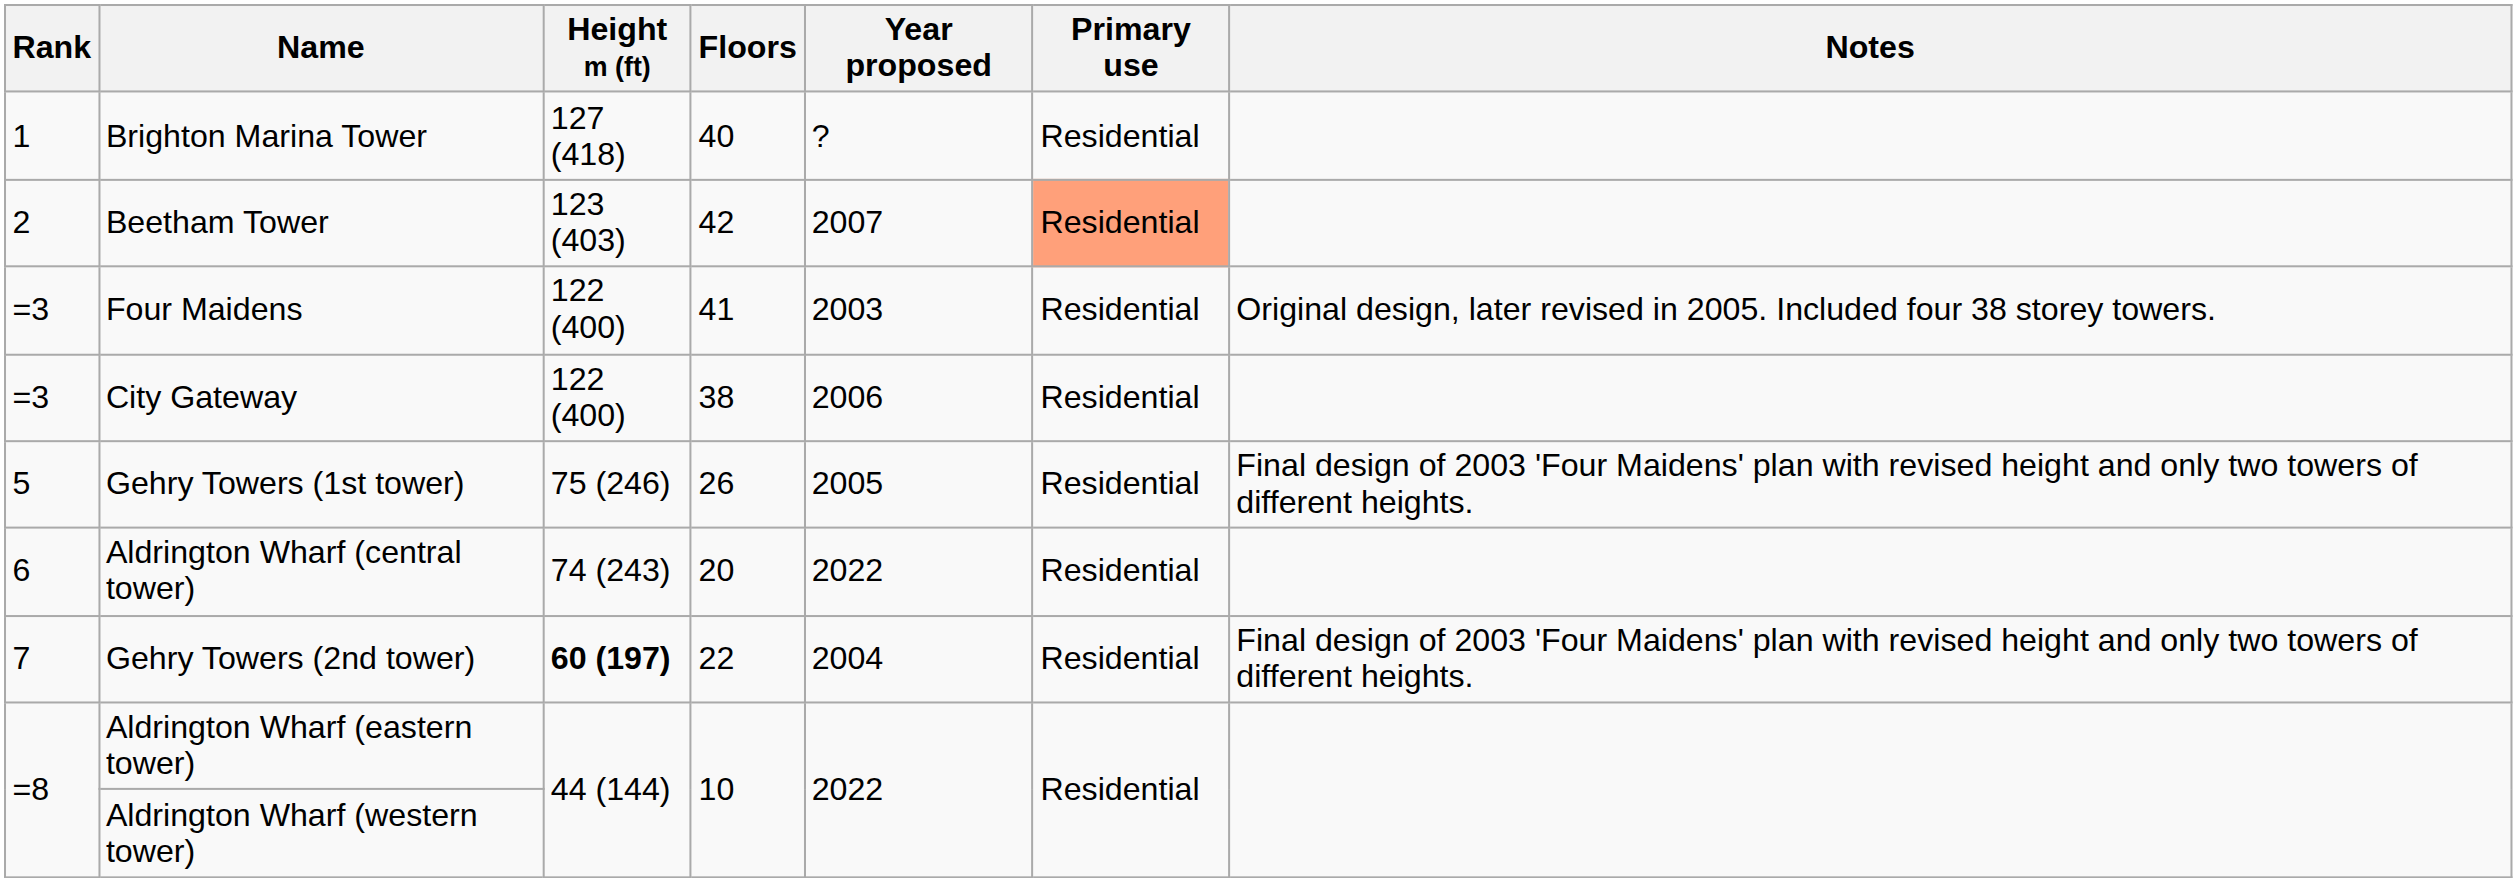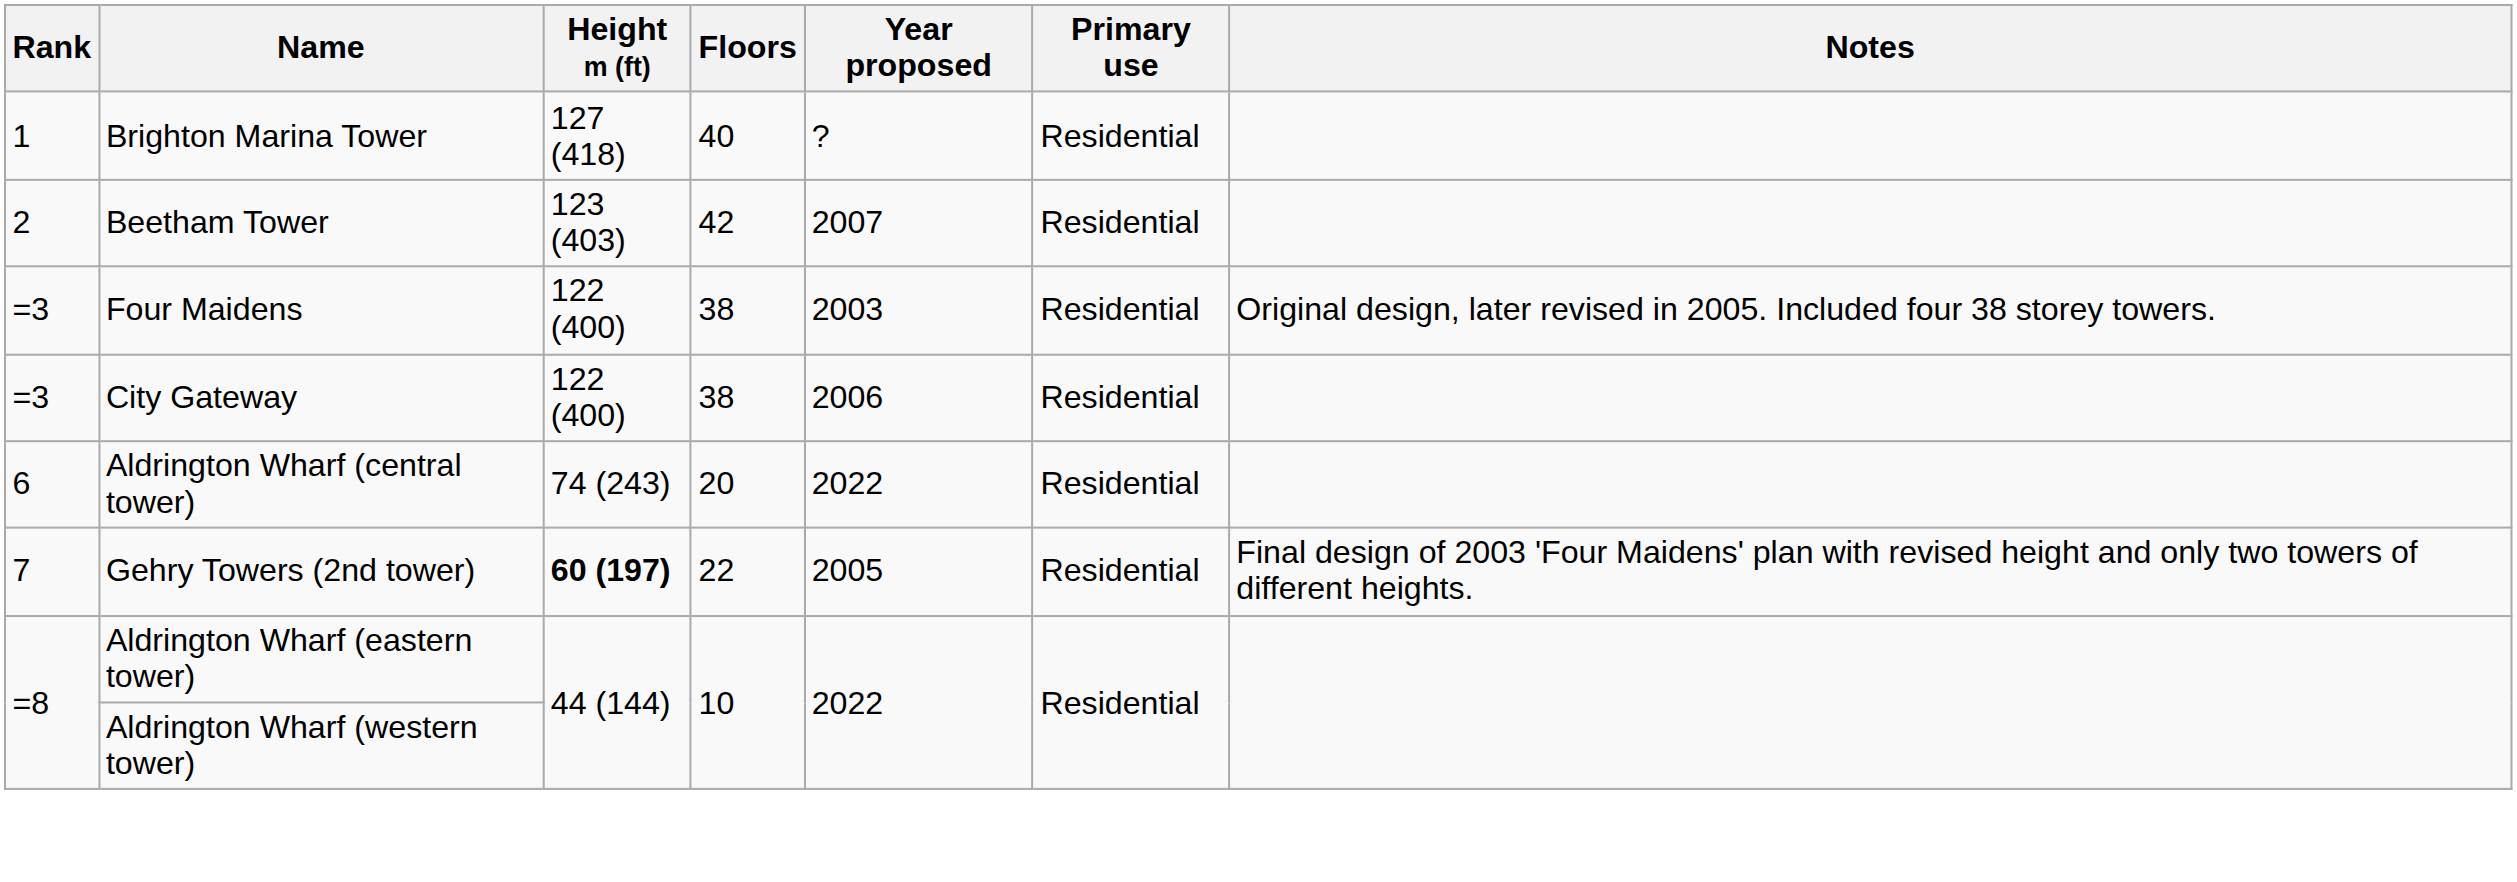(1120, 222) lightsalmon background -> (1120, 222) no background
(716, 309) 41 -> (716, 309) 38
- row: (285, 484)
(847, 658) 2004 -> (847, 571) 2005
